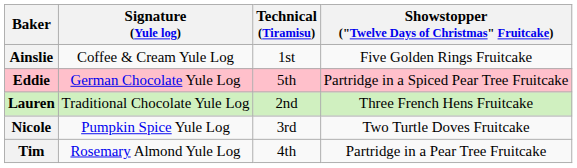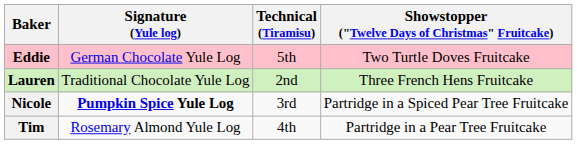- row: (31, 56)
(446, 80) Partridge in a Spiced Pear Tree Fruitcake -> (446, 56) Two Turtle Doves Fruitcake
(155, 127) normal -> (155, 103) bold
(446, 127) Two Turtle Doves Fruitcake -> (446, 103) Partridge in a Spiced Pear Tree Fruitcake
